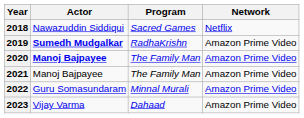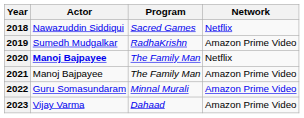(78, 43) bold -> (75, 43) normal
(251, 58) Amazon Prime Video -> (219, 58) Netflix
